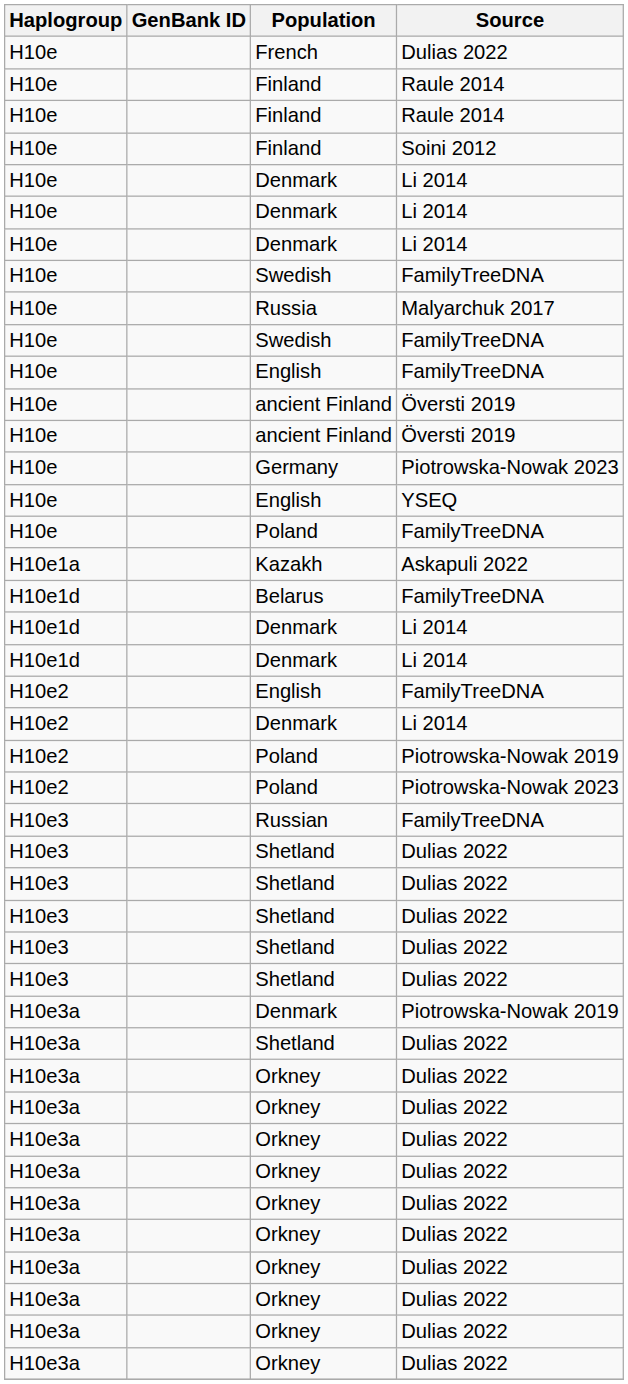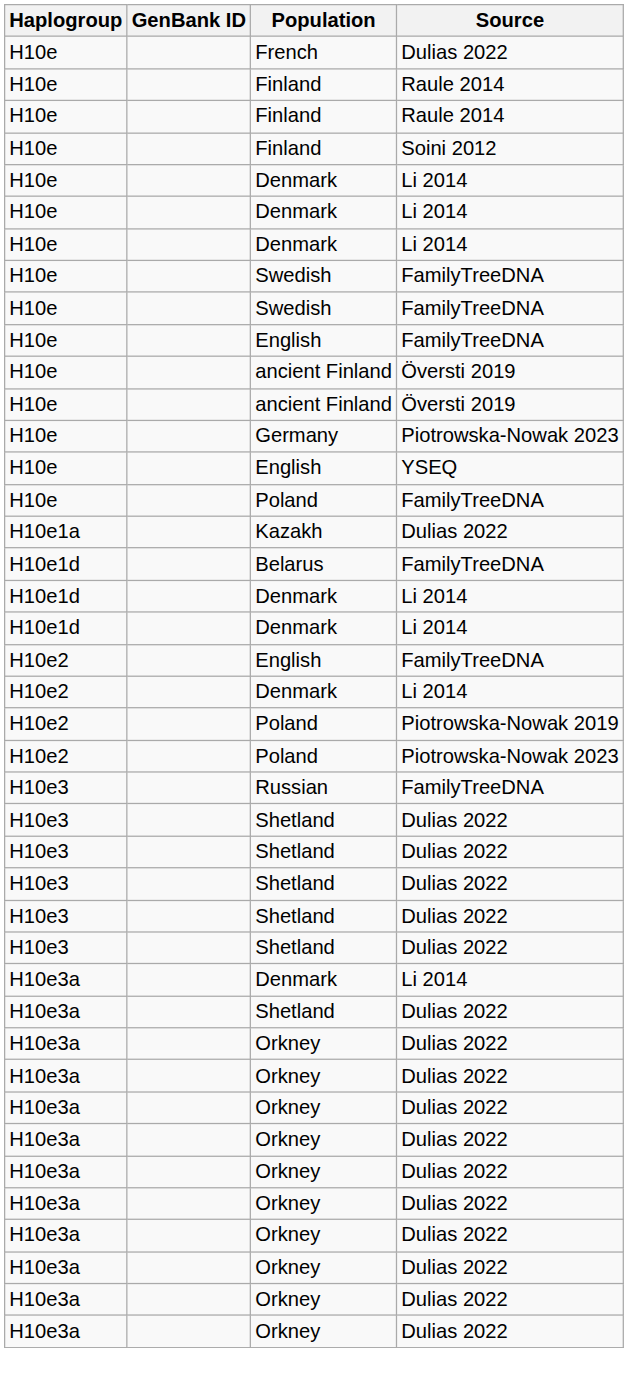- row: (33, 308)
(465, 564) Askapuli 2022 -> (454, 532) Dulias 2022
(510, 1011) Piotrowska-Nowak 2019 -> (434, 979) Li 2014
